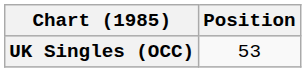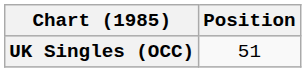(249, 52) 53 -> (249, 52) 51
